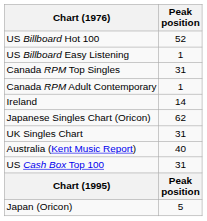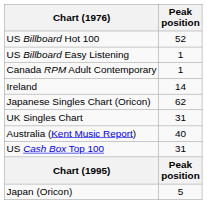- row: (63, 70)
